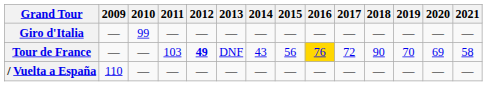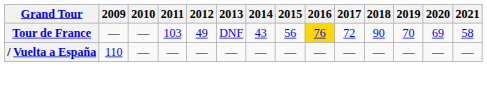- row: (52, 33)
(202, 52) bold -> (202, 33) normal
